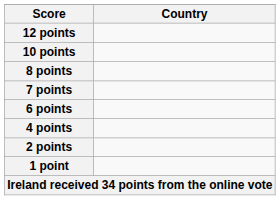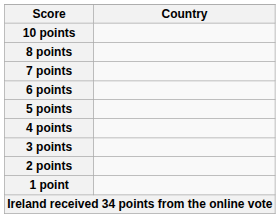- row: (49, 33)
+ row: (49, 109)
+ row: (49, 147)
